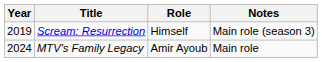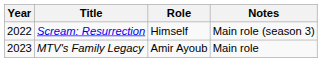(19, 31) 2019 -> (19, 31) 2022
(19, 48) 2024 -> (19, 48) 2023
